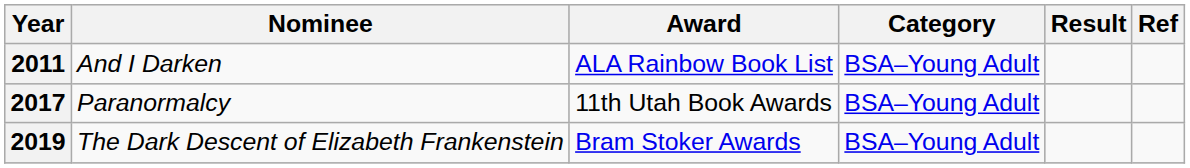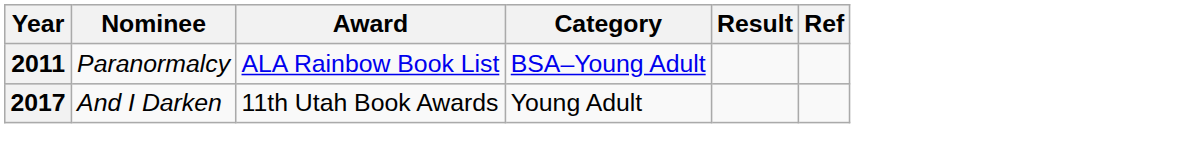(149, 63) And I Darken -> (154, 63) Paranormalcy
(154, 102) Paranormalcy -> (149, 102) And I Darken
(942, 102) BSA–Young Adult -> (576, 102) Young Adult
- row: (38, 142)
